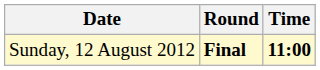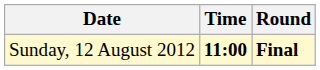columns swapped: (289, 19) <-> (231, 19)
